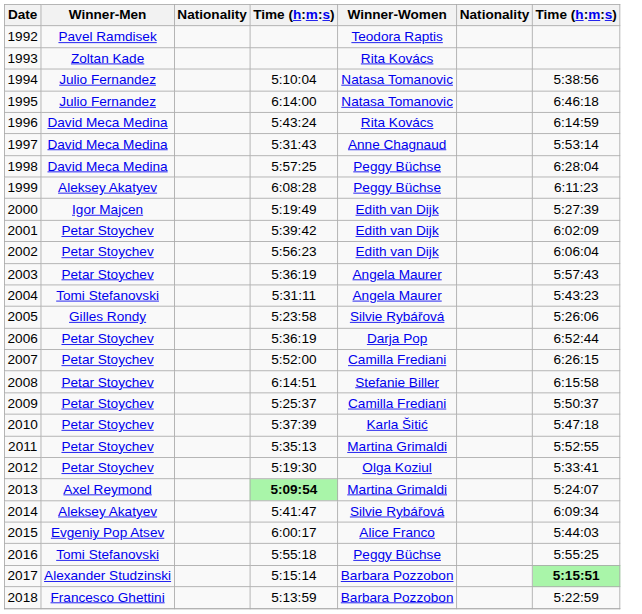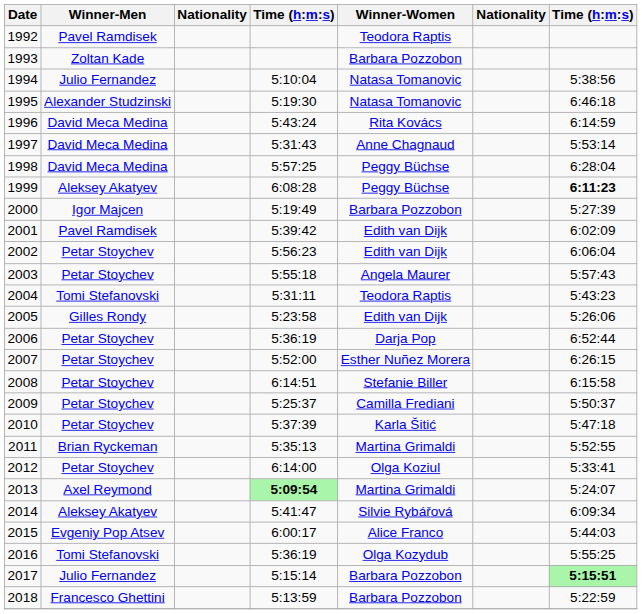(397, 58) Rita Kovács -> (405, 58) Barbara Pozzobon
(108, 101) Julio Fernandez -> (108, 101) Alexander Studzinski
(294, 101) 6:14:00 -> (294, 101) 5:19:30
(576, 187) normal -> (593, 187) bold
(397, 209) Edith van Dijk -> (405, 209) Barbara Pozzobon
(108, 230) Petar Stoychev -> (108, 230) Pavel Ramdisek
(294, 274) 5:36:19 -> (294, 274) 5:55:18
(397, 295) Angela Maurer -> (405, 295) Teodora Raptis
(397, 317) Silvie Rybářová -> (405, 317) Edith van Dijk
(397, 360) Camilla Frediani -> (405, 360) Esther Nuñez Morera
(108, 446) Petar Stoychev -> (108, 446) Brian Ryckeman
(294, 468) 5:19:30 -> (294, 468) 6:14:00
(294, 554) 5:55:18 -> (294, 554) 5:36:19
(397, 554) Peggy Büchse -> (405, 554) Olga Kozydub
(108, 576) Alexander Studzinski -> (108, 576) Julio Fernandez
